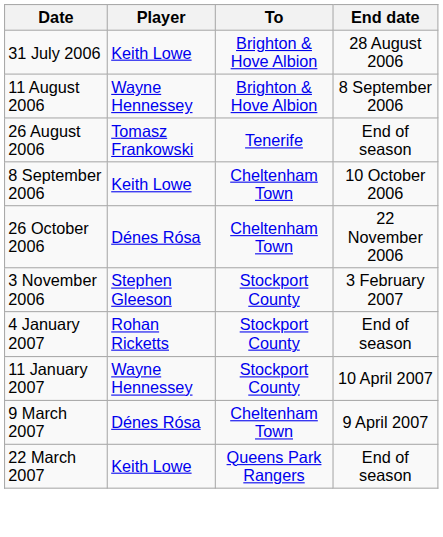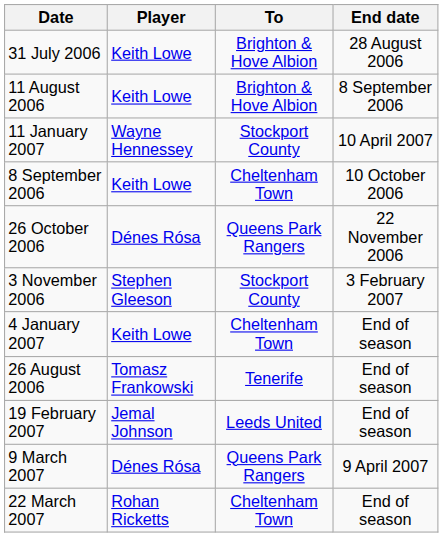(152, 96) Wayne Hennessey -> (151, 96) Keith Lowe
rows swapped: (44, 140) <-> (48, 378)
(274, 237) Cheltenham Town -> (274, 237) Queens Park Rangers
(140, 334) Rohan Ricketts -> (151, 334) Keith Lowe
(274, 334) Stockport County -> (274, 334) Cheltenham Town
+ row: (52, 422)
(274, 422) Cheltenham Town -> (274, 466) Queens Park Rangers
(151, 466) Keith Lowe -> (140, 510) Rohan Ricketts
(274, 466) Queens Park Rangers -> (274, 510) Cheltenham Town
